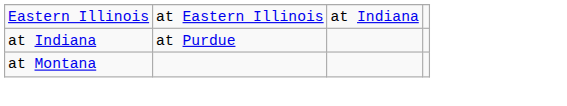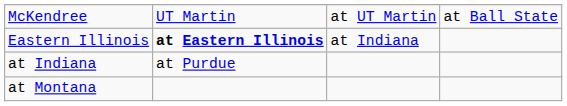+ row: (48, 17)
(240, 17) normal -> (240, 40) bold
